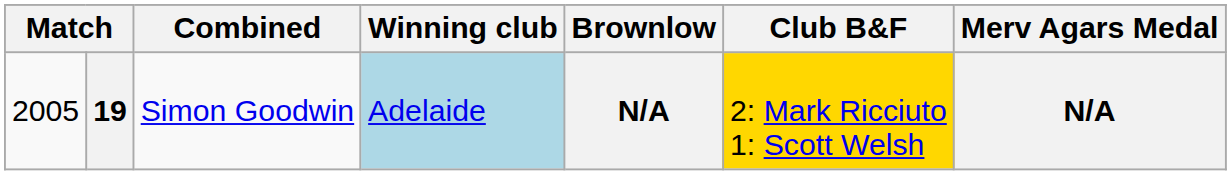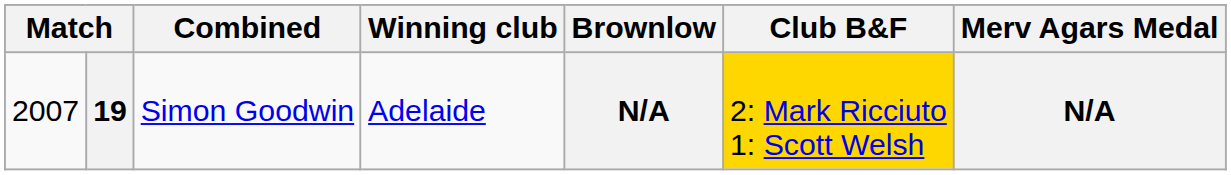(46, 110) 2005 -> (46, 110) 2007
(427, 110) lightblue background -> (427, 110) no background
